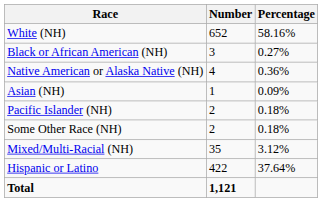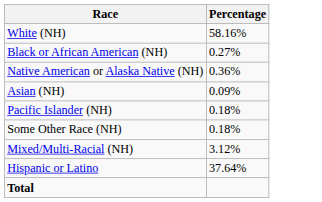- column: (231, 14)
